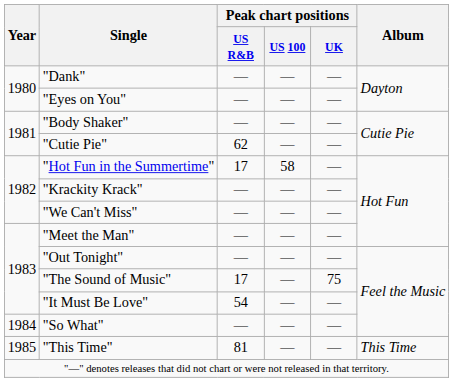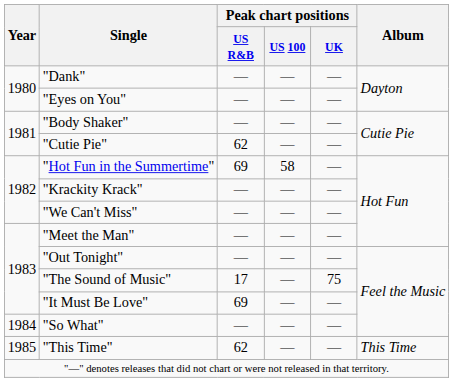(241, 167) 17 -> (241, 167) 69
(241, 302) 54 -> (241, 302) 69
(241, 347) 81 -> (241, 347) 62
